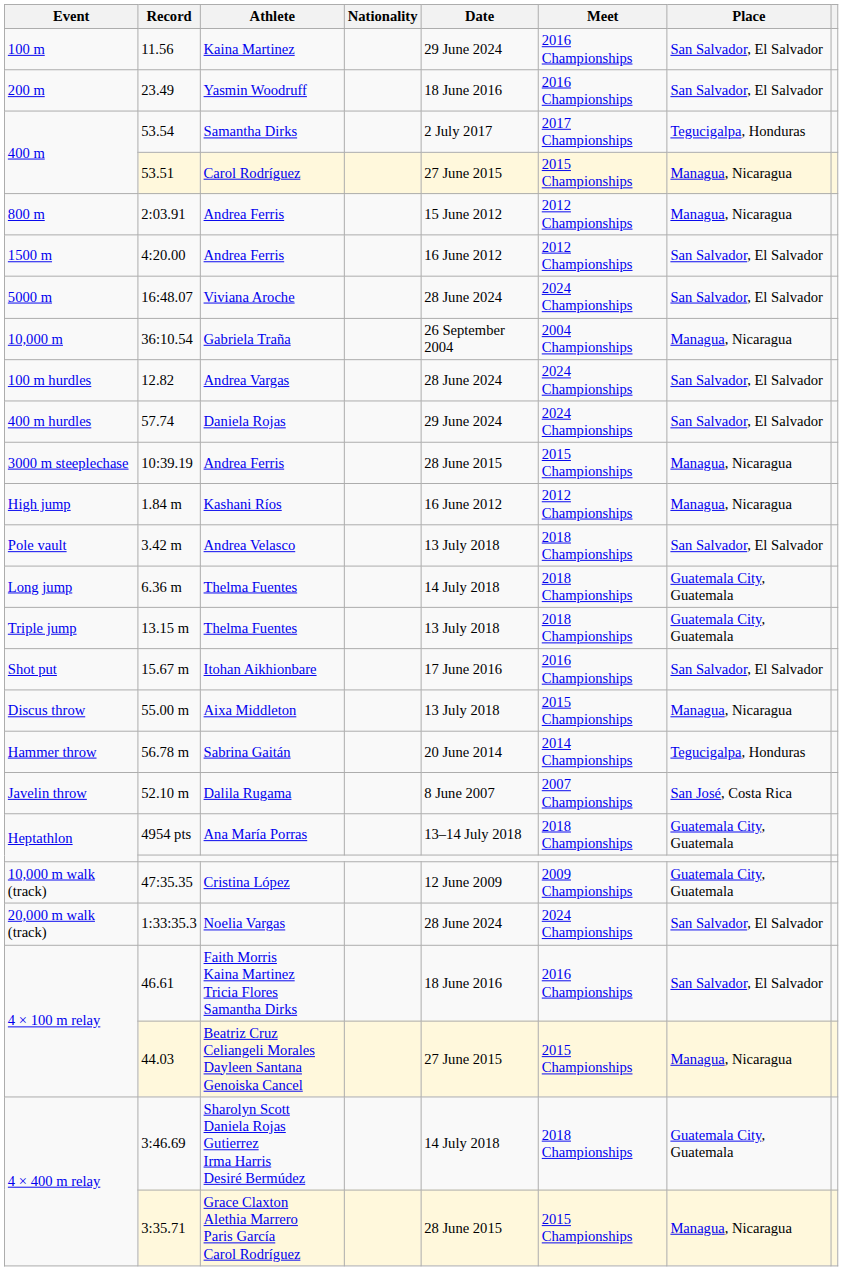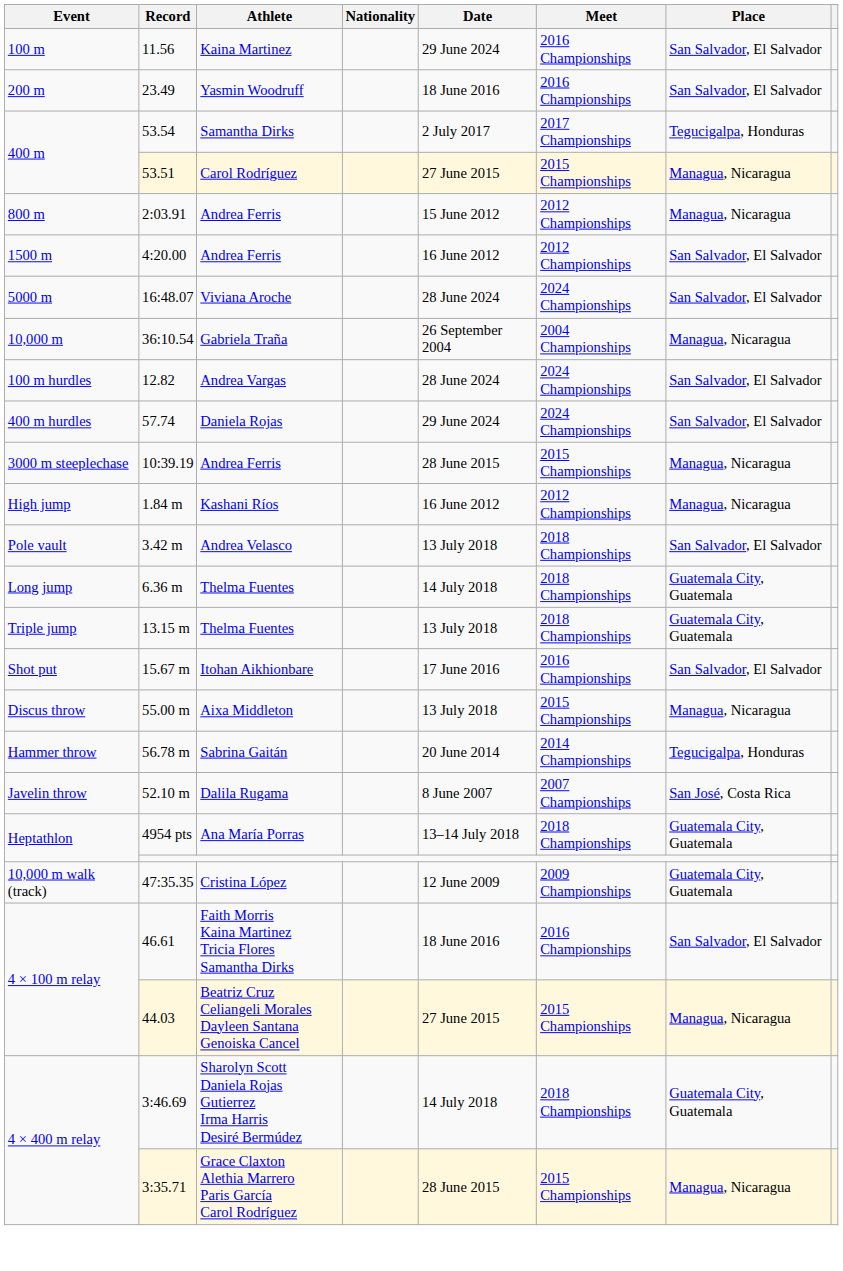- row: (169, 924)
